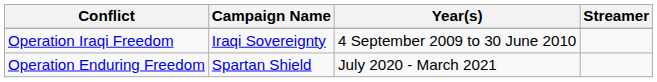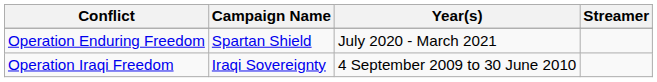rows swapped: (91, 40) <-> (106, 64)
